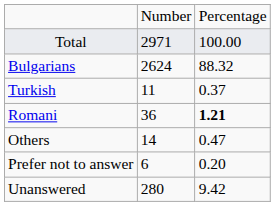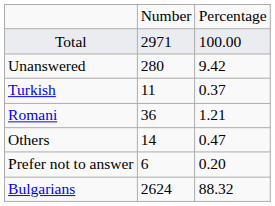rows swapped: (42, 66) <-> (47, 189)
(212, 115) bold -> (212, 115) normal
